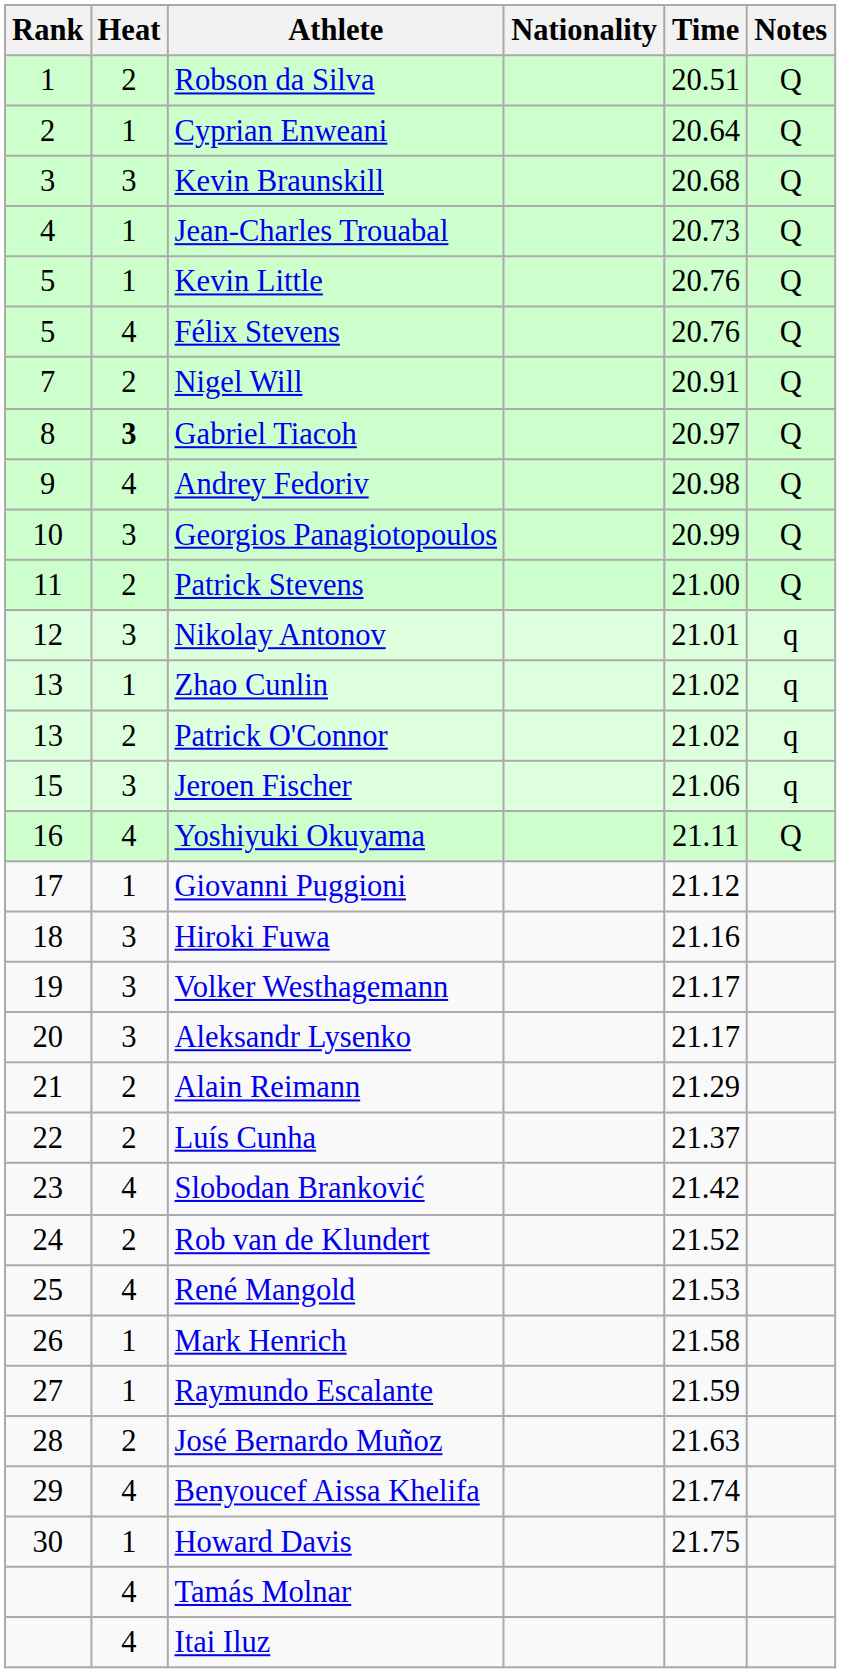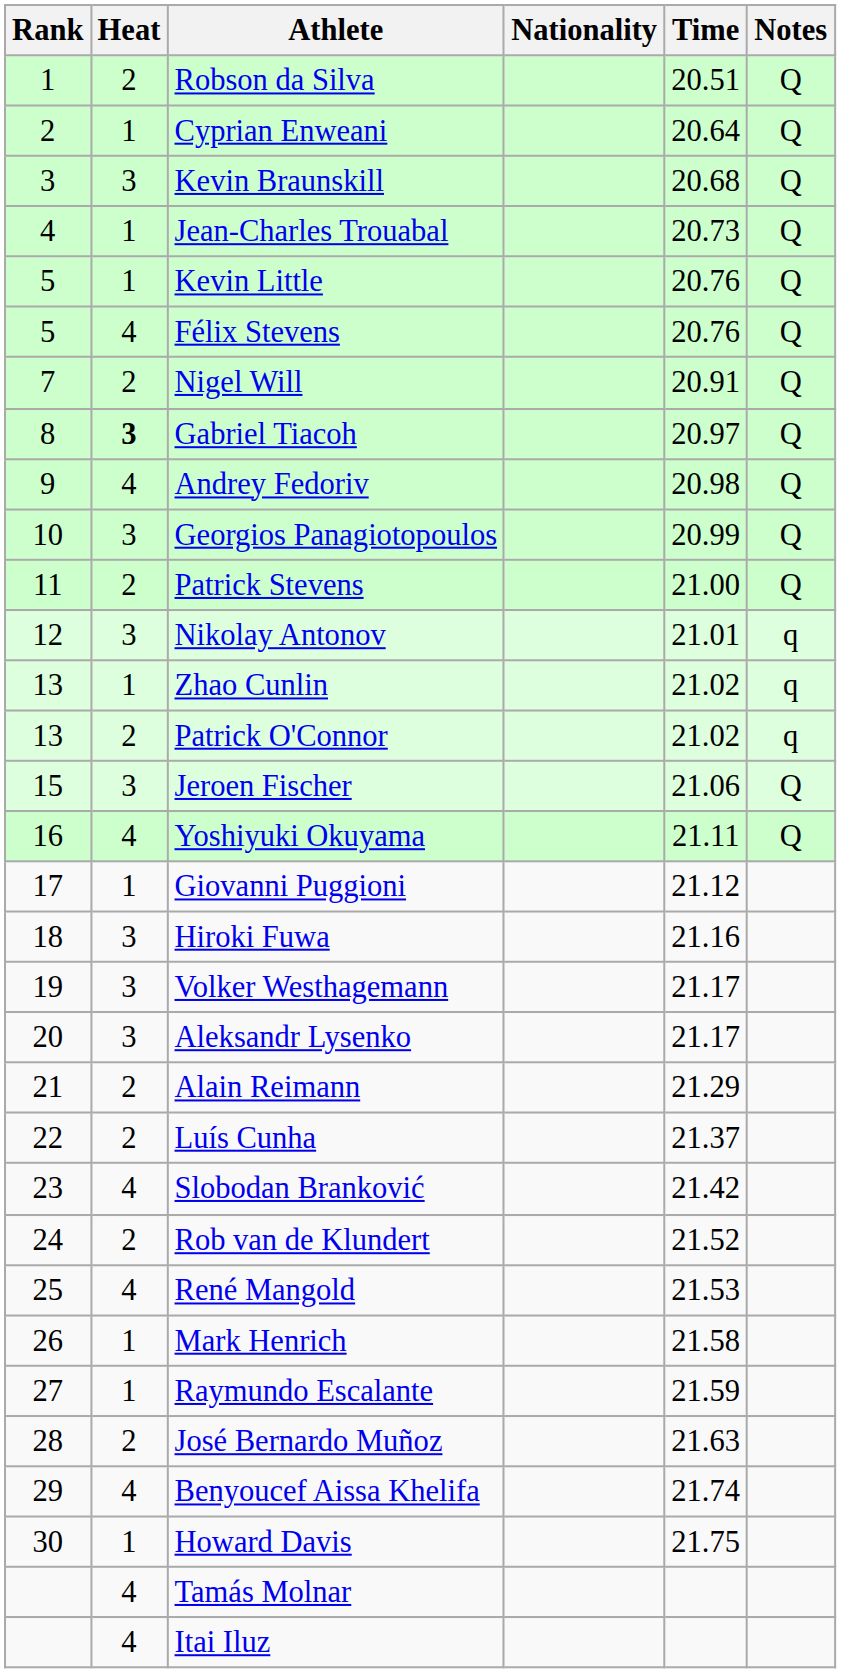(791, 785) q -> (791, 785) Q
